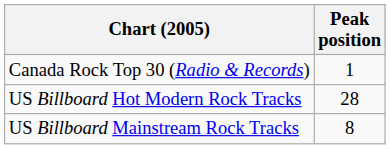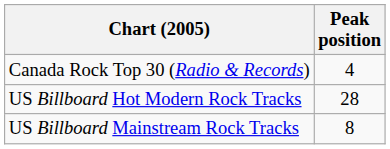(350, 69) 1 -> (350, 69) 4
